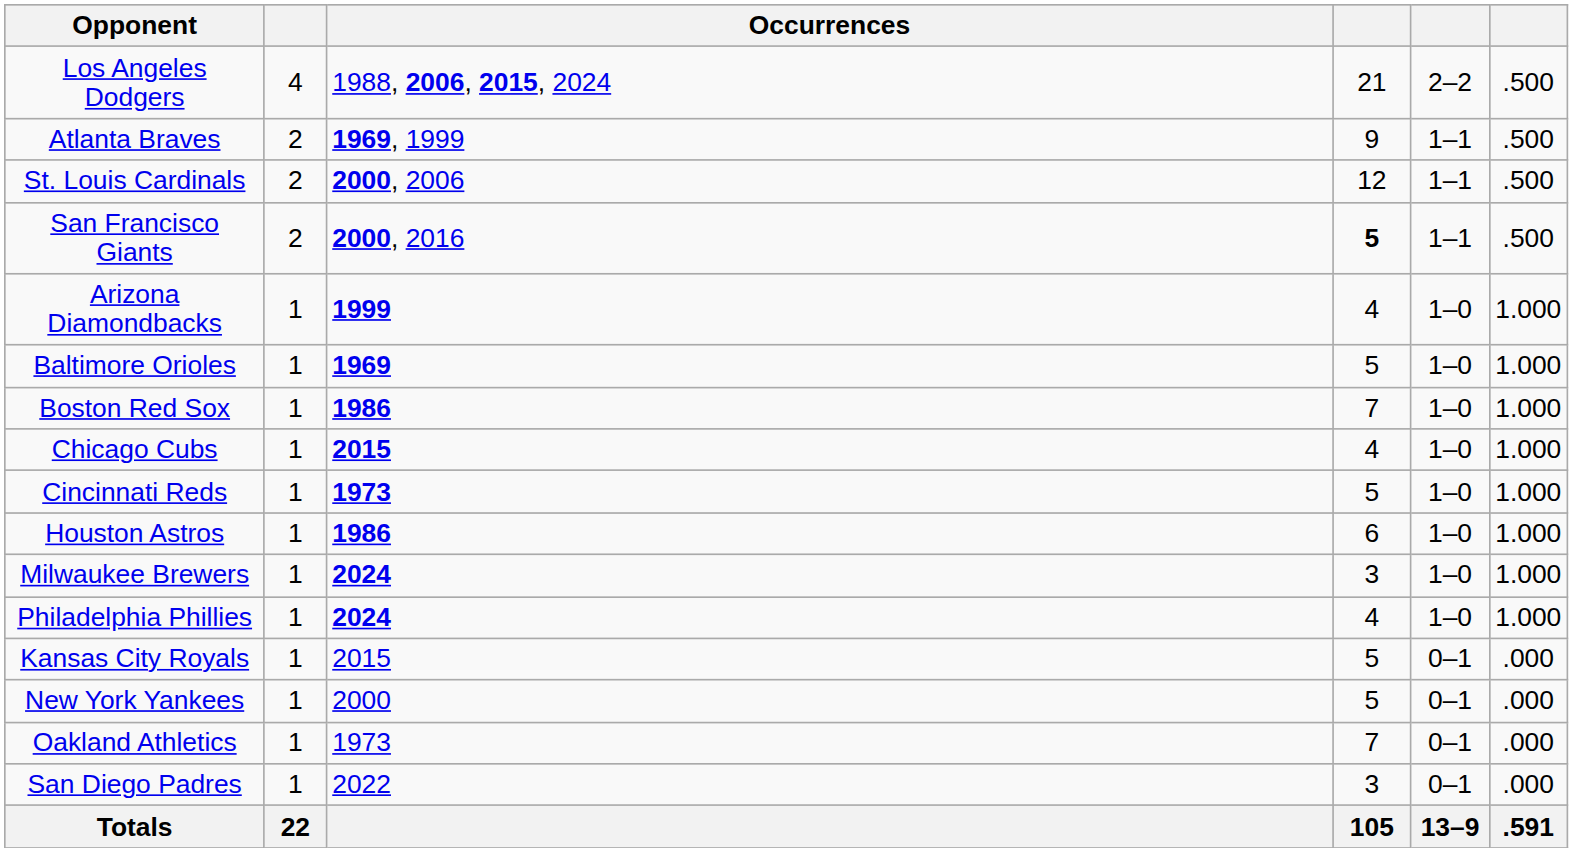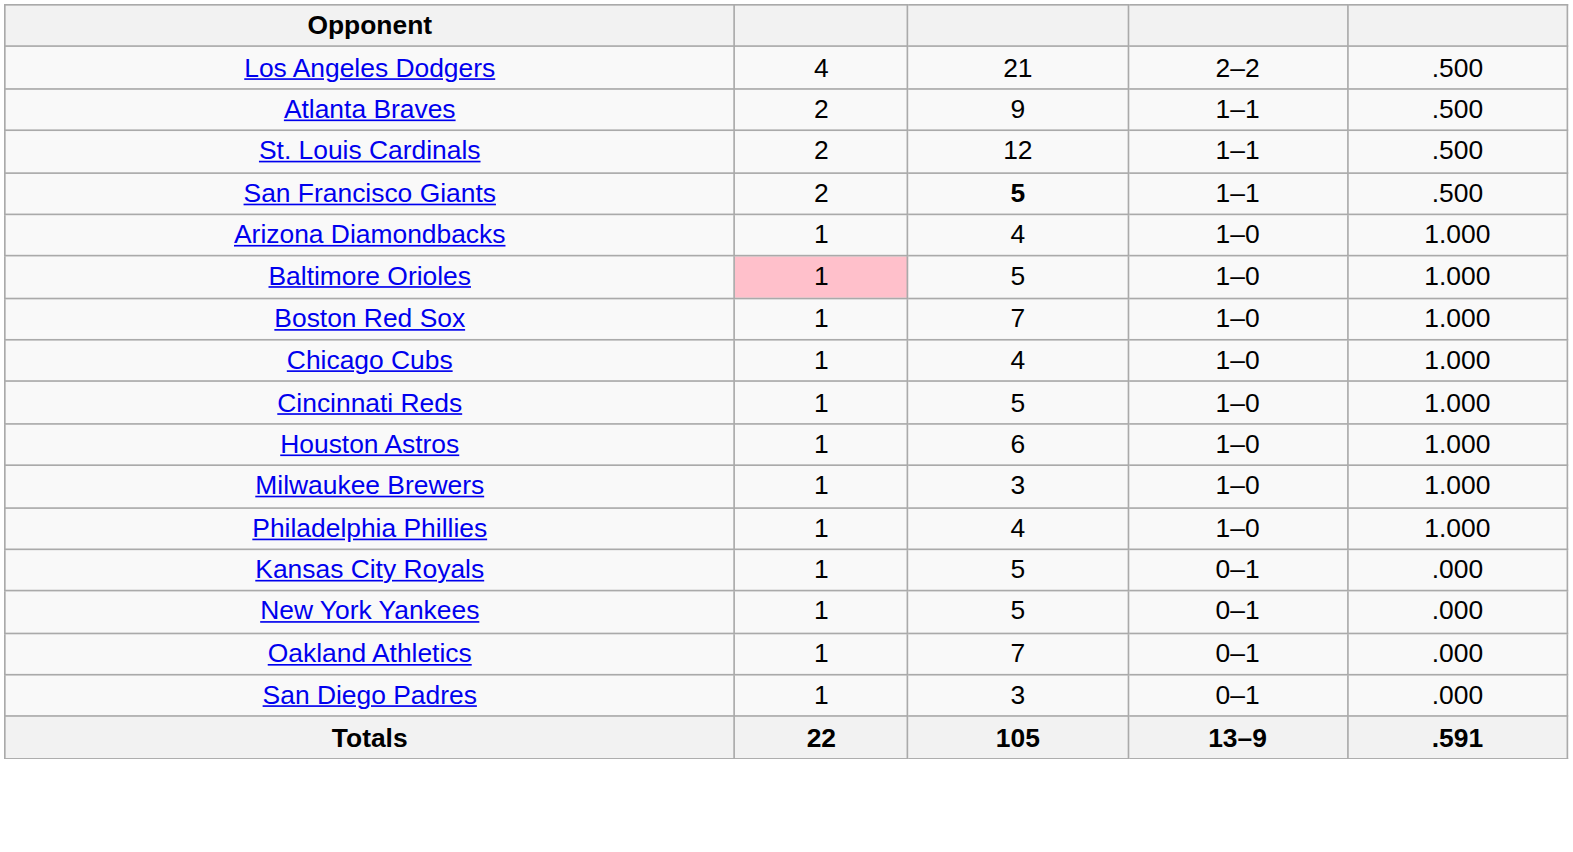- column: (829, 25)
(295, 365) no background -> (821, 276) pink background
